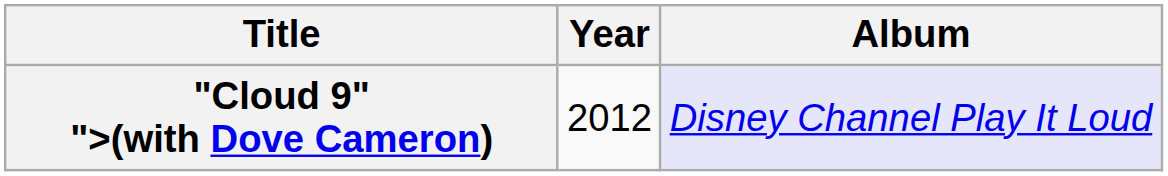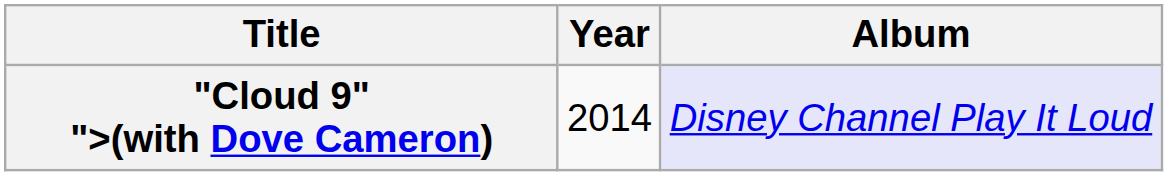(610, 116) 2012 -> (610, 116) 2014
